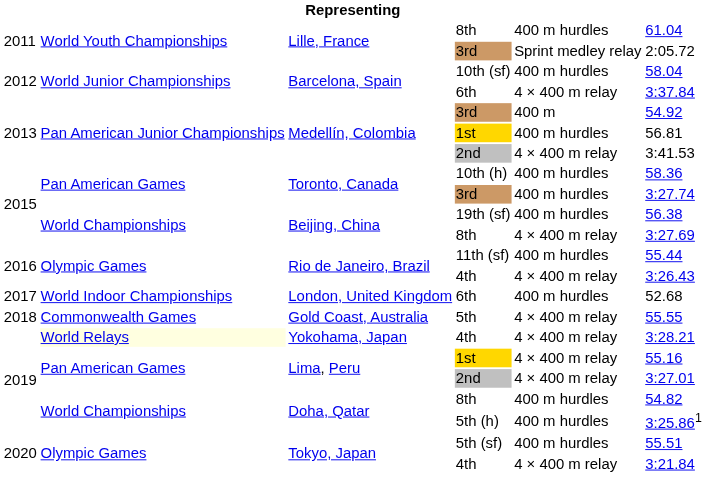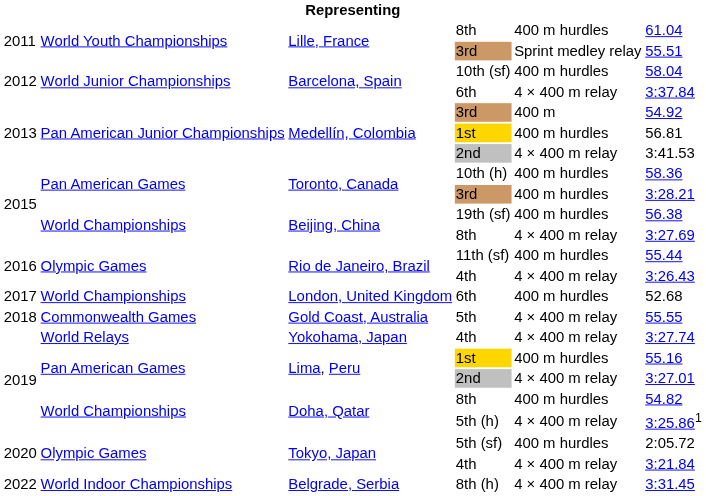(670, 51) 2:05.72 -> (664, 51) 55.51
(670, 194) 3:27.74 -> (670, 194) 3:28.21
(136, 296) World Indoor Championships -> (113, 296) World Championships
(85, 337) lightyellow background -> (85, 337) no background
(670, 337) 3:28.21 -> (670, 337) 3:27.74
(566, 358) 4 × 400 m relay -> (561, 358) 400 m hurdles
(561, 421) 400 m hurdles -> (566, 421) 4 × 400 m relay
(664, 443) 55.51 -> (670, 443) 2:05.72
+ row: (344, 484)
